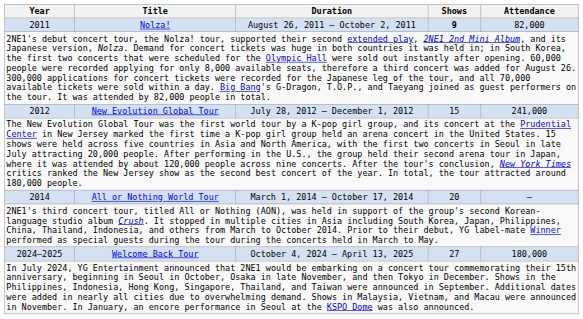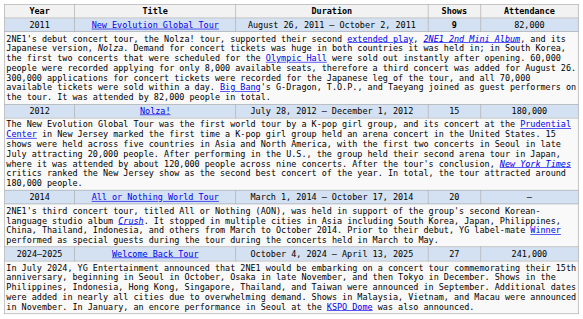(155, 25) Nolza! -> (155, 25) New Evolution Global Tour
(155, 111) New Evolution Global Tour -> (155, 111) Nolza!
(529, 111) 241,000 -> (529, 111) 180,000
(529, 254) 180,000 -> (529, 254) 241,000
